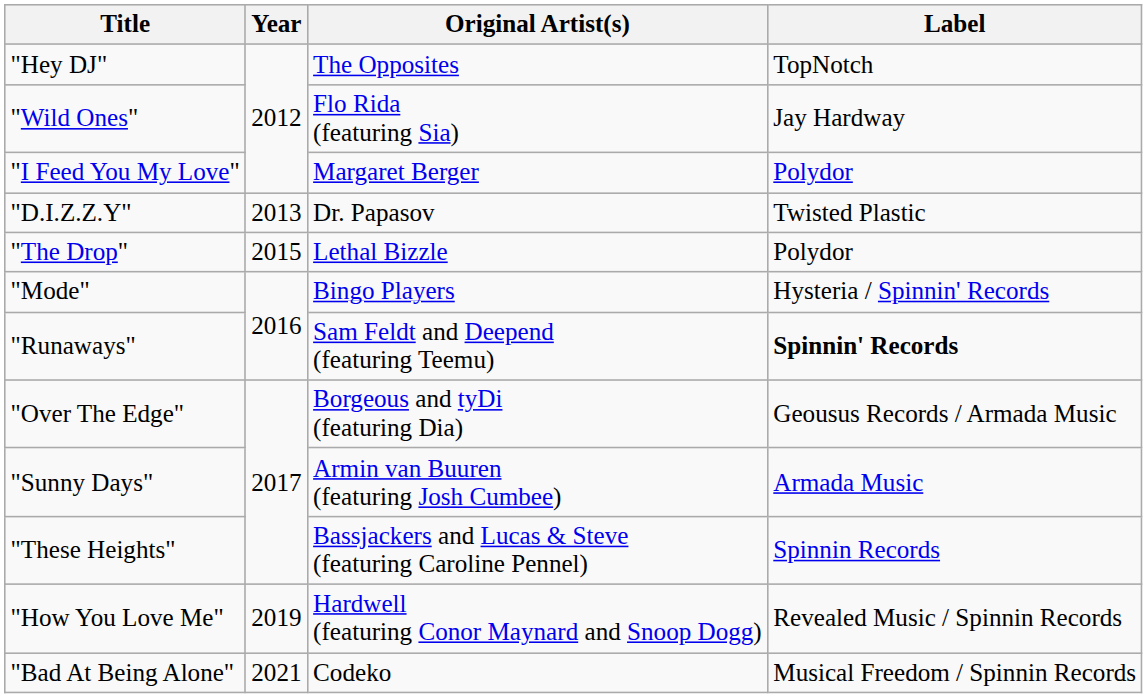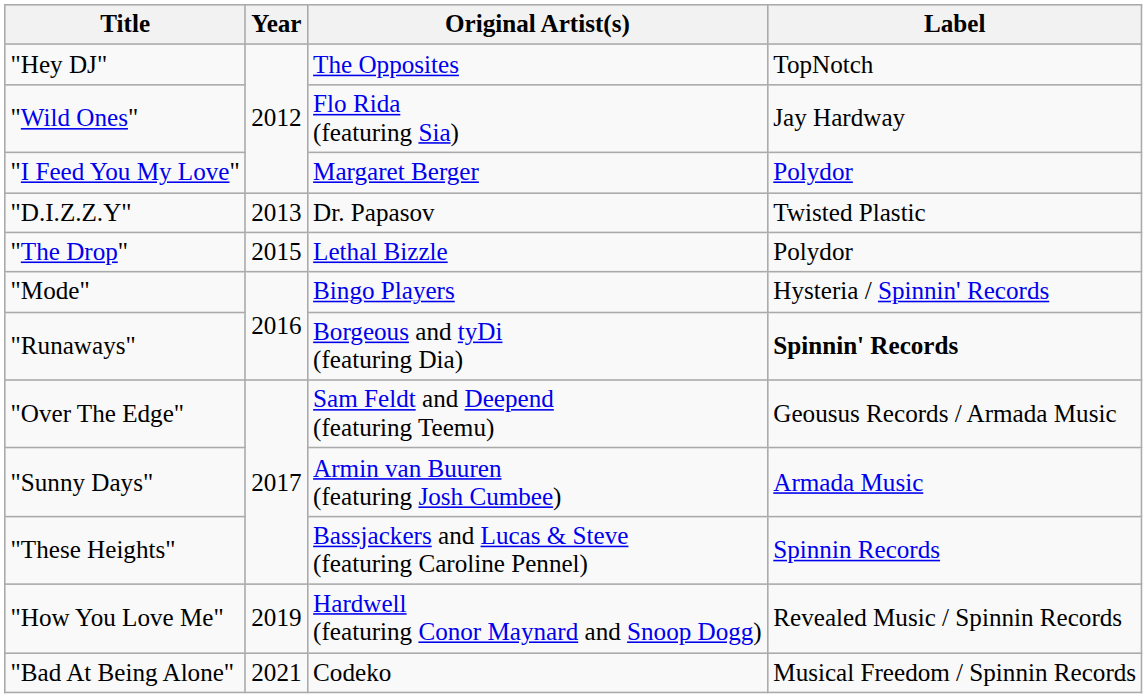(433, 345) Sam Feldt and Deepend (featuring Teemu) -> (408, 345) Borgeous and tyDi (featuring Dia)
(408, 413) Borgeous and tyDi (featuring Dia) -> (433, 413) Sam Feldt and Deepend (featuring Teemu)
